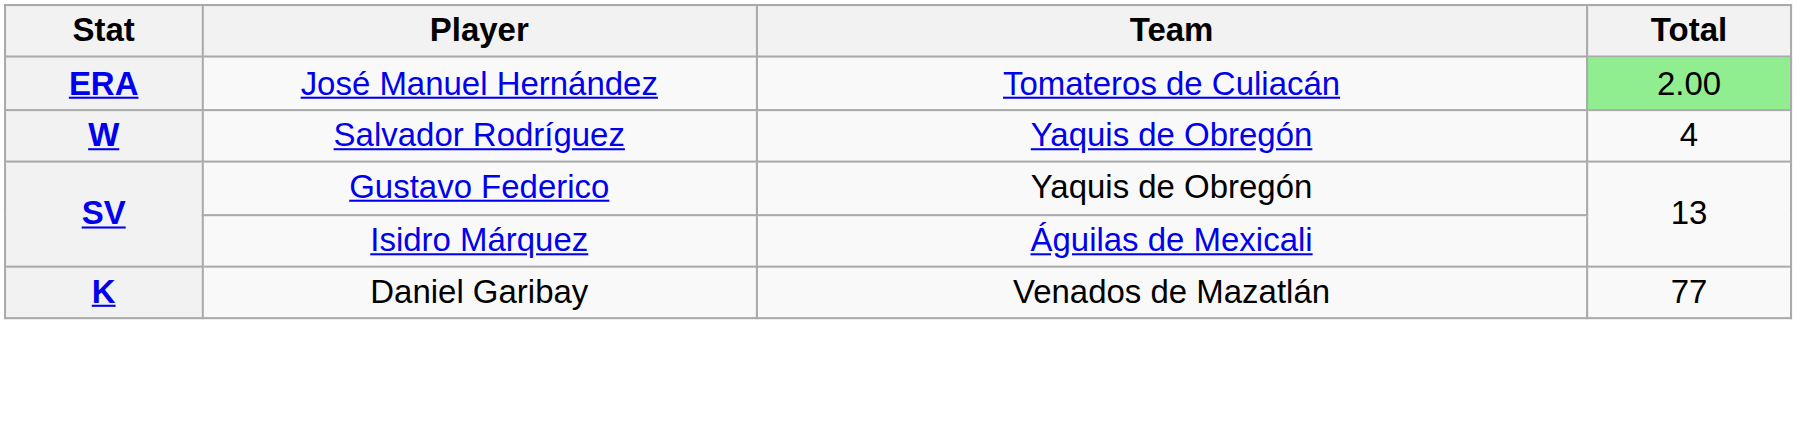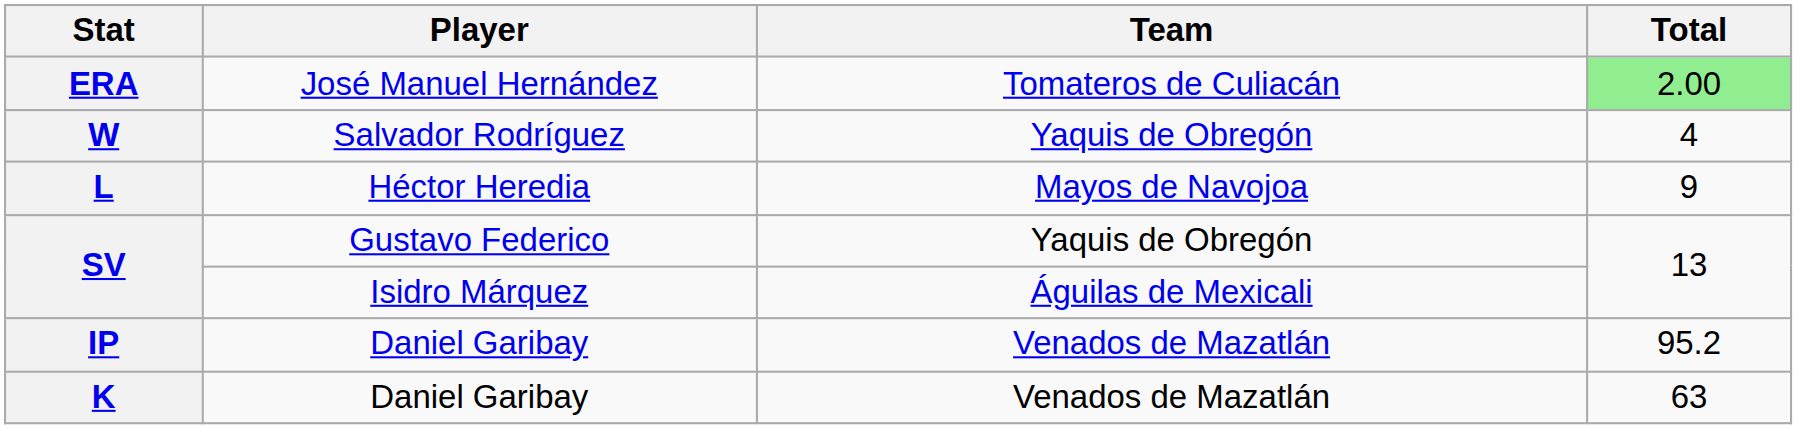+ row: (104, 187)
+ row: (104, 344)
(1689, 291) 77 -> (1689, 396) 63
